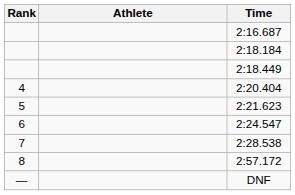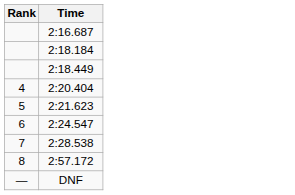- column: (133, 13)
